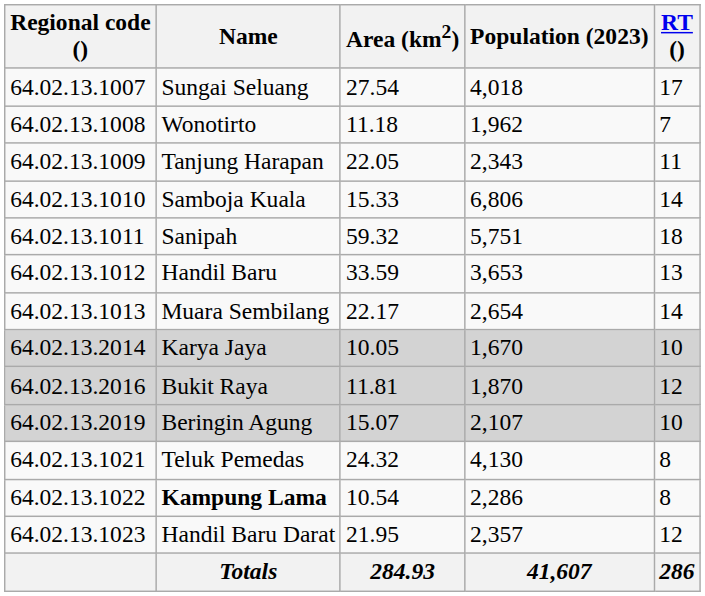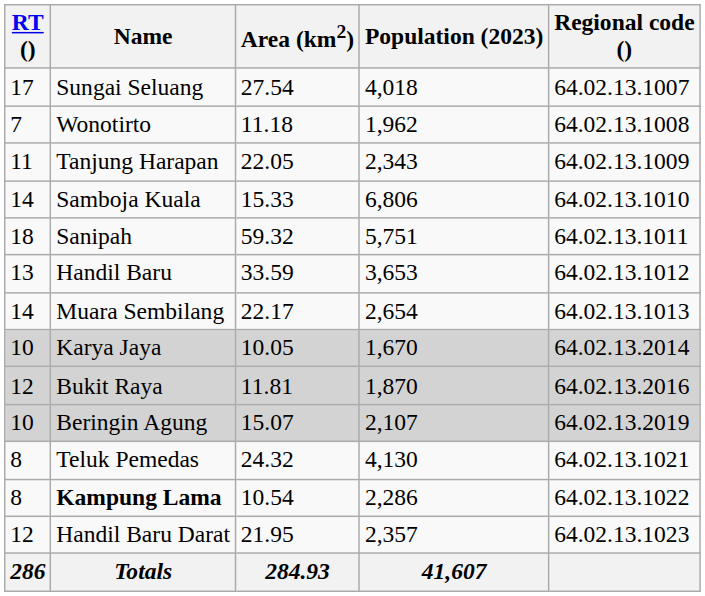columns swapped: (80, 36) <-> (677, 36)
